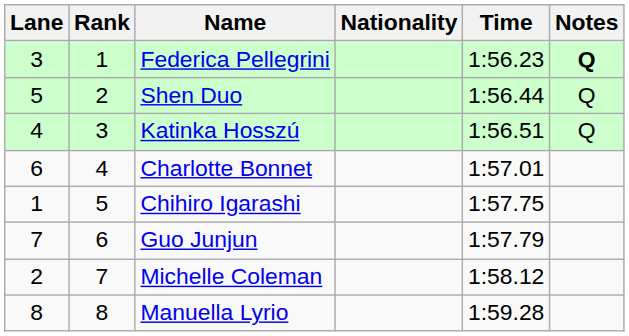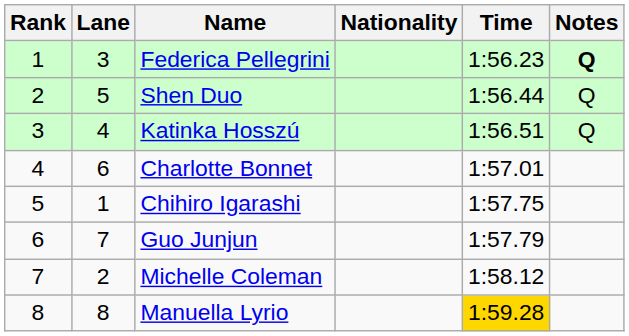columns swapped: (102, 22) <-> (37, 22)
(506, 312) no background -> (506, 312) gold background
